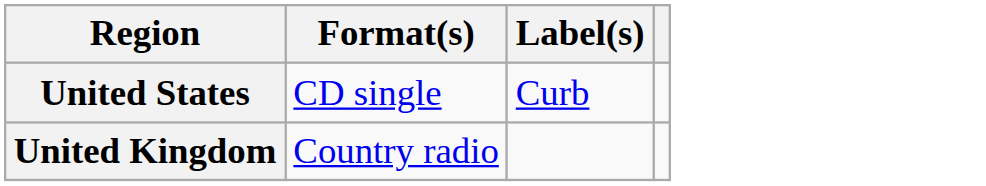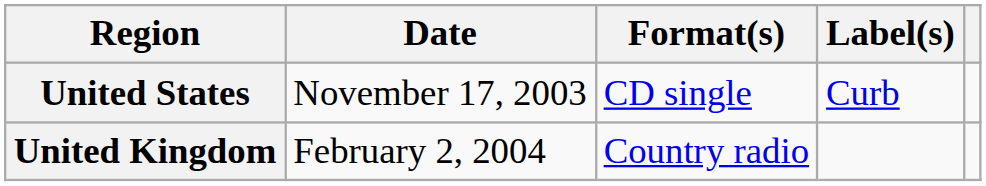+ column: (440, 33)
